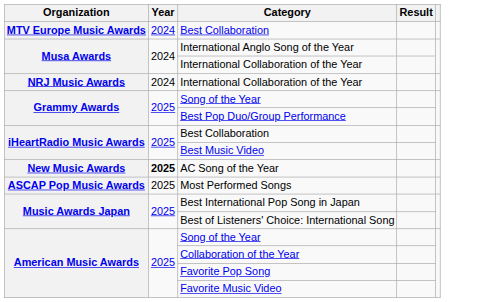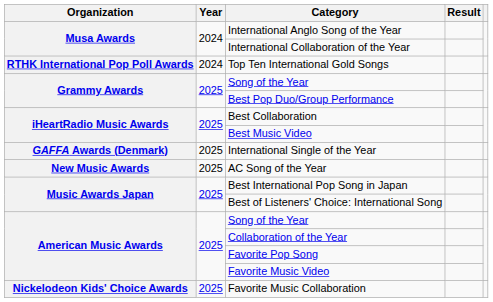- row: (76, 30)
- row: (76, 82)
+ row: (100, 64)
+ row: (100, 151)
(163, 168) bold -> (211, 168) normal
- row: (76, 185)
+ row: (100, 289)
